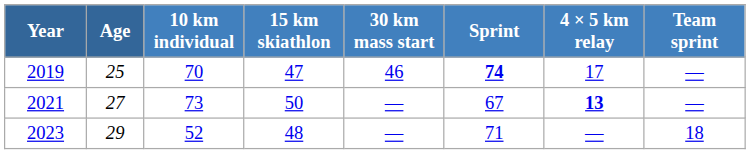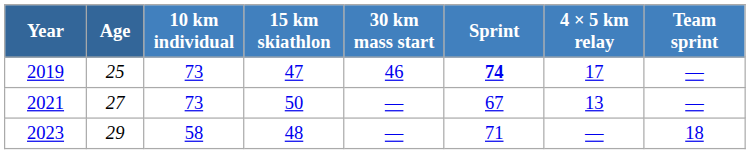(194, 72) 70 -> (194, 72) 73
(594, 103) bold -> (594, 103) normal
(194, 133) 52 -> (194, 133) 58
